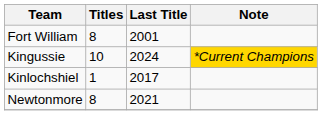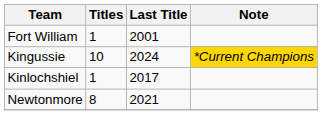(93, 36) 8 -> (93, 36) 1
